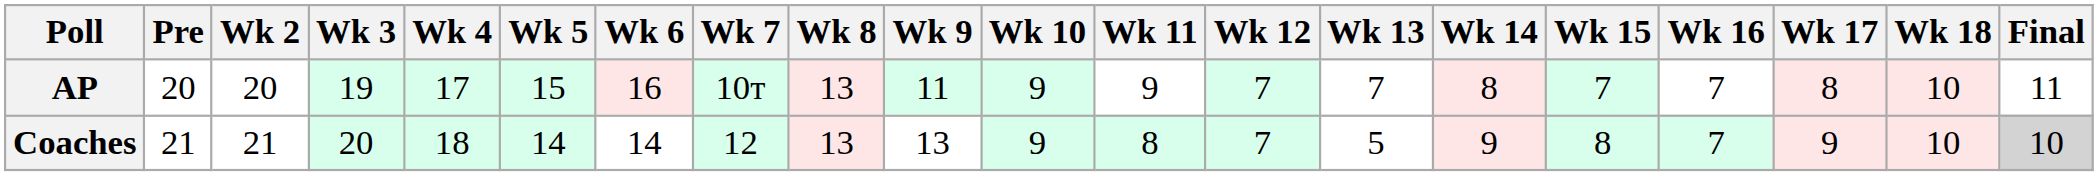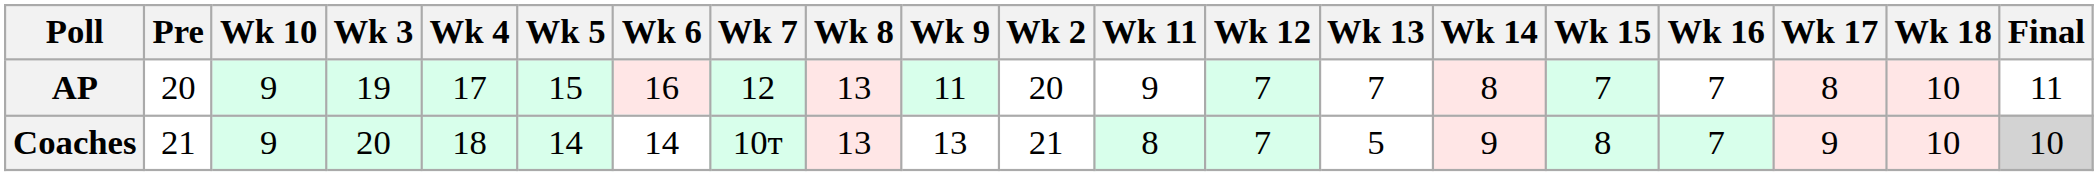columns swapped: (260, 32) <-> (1037, 32)
(740, 87) 10т -> (758, 87) 12
(740, 142) 12 -> (758, 142) 10т
